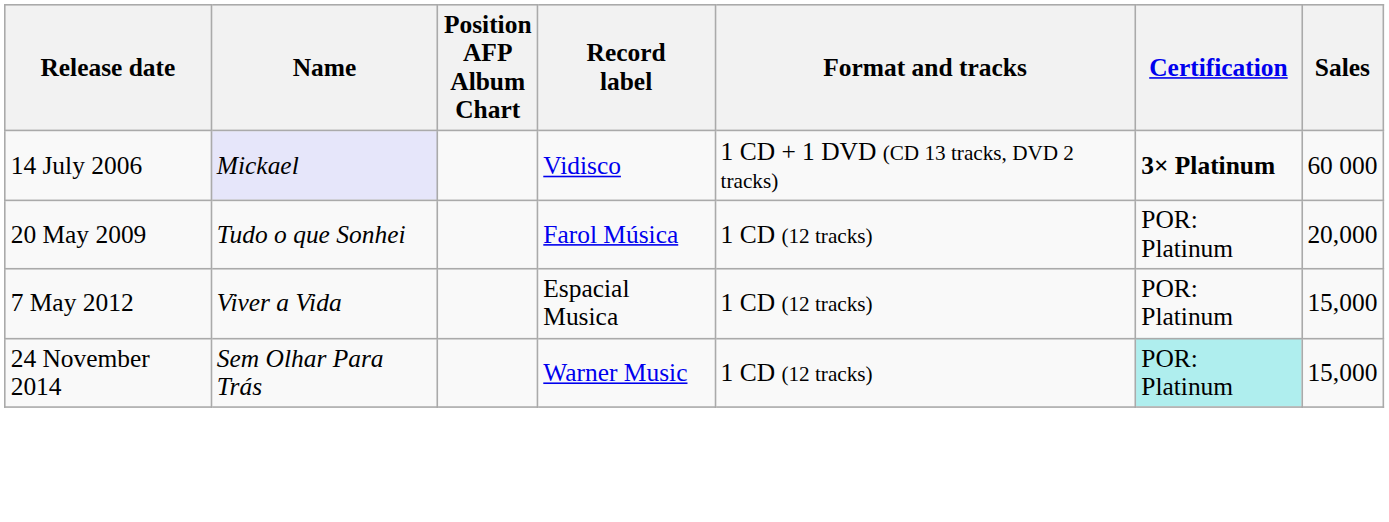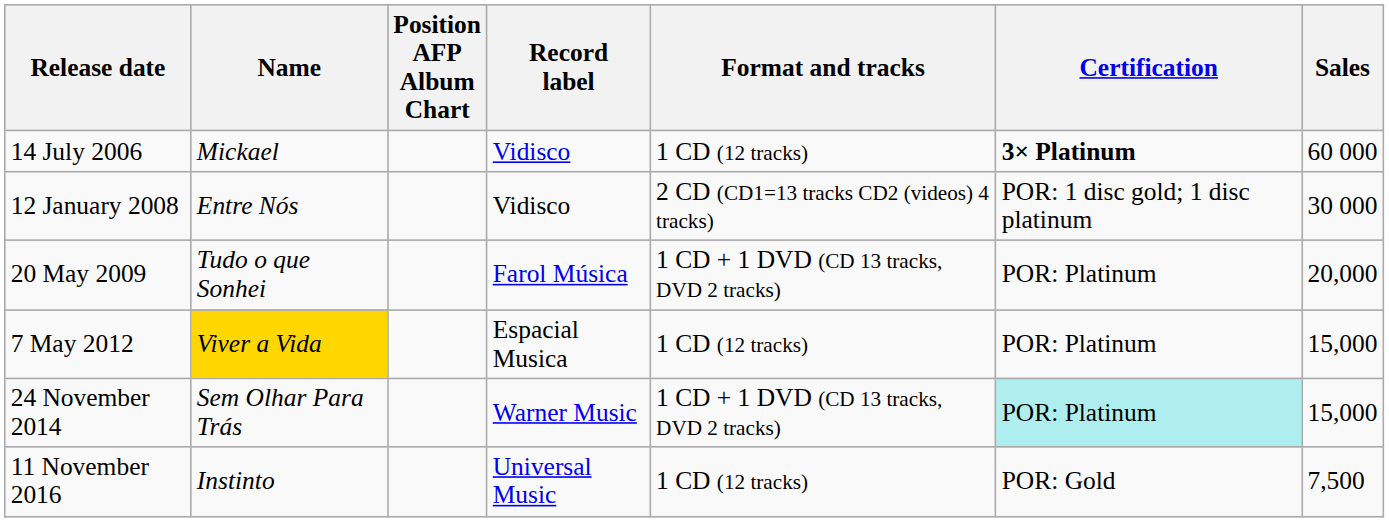(258, 165) lavender background -> (238, 150) no background
(897, 165) 1 CD + 1 DVD (CD 13 tracks, DVD 2 tracks) -> (732, 150) 1 CD (12 tracks)
+ row: (95, 205)
(797, 234) 1 CD (12 tracks) -> (799, 274) 1 CD + 1 DVD (CD 13 tracks, DVD 2 tracks)
(279, 303) no background -> (259, 343) gold background
(797, 372) 1 CD (12 tracks) -> (799, 412) 1 CD + 1 DVD (CD 13 tracks, DVD 2 tracks)
+ row: (80, 481)
